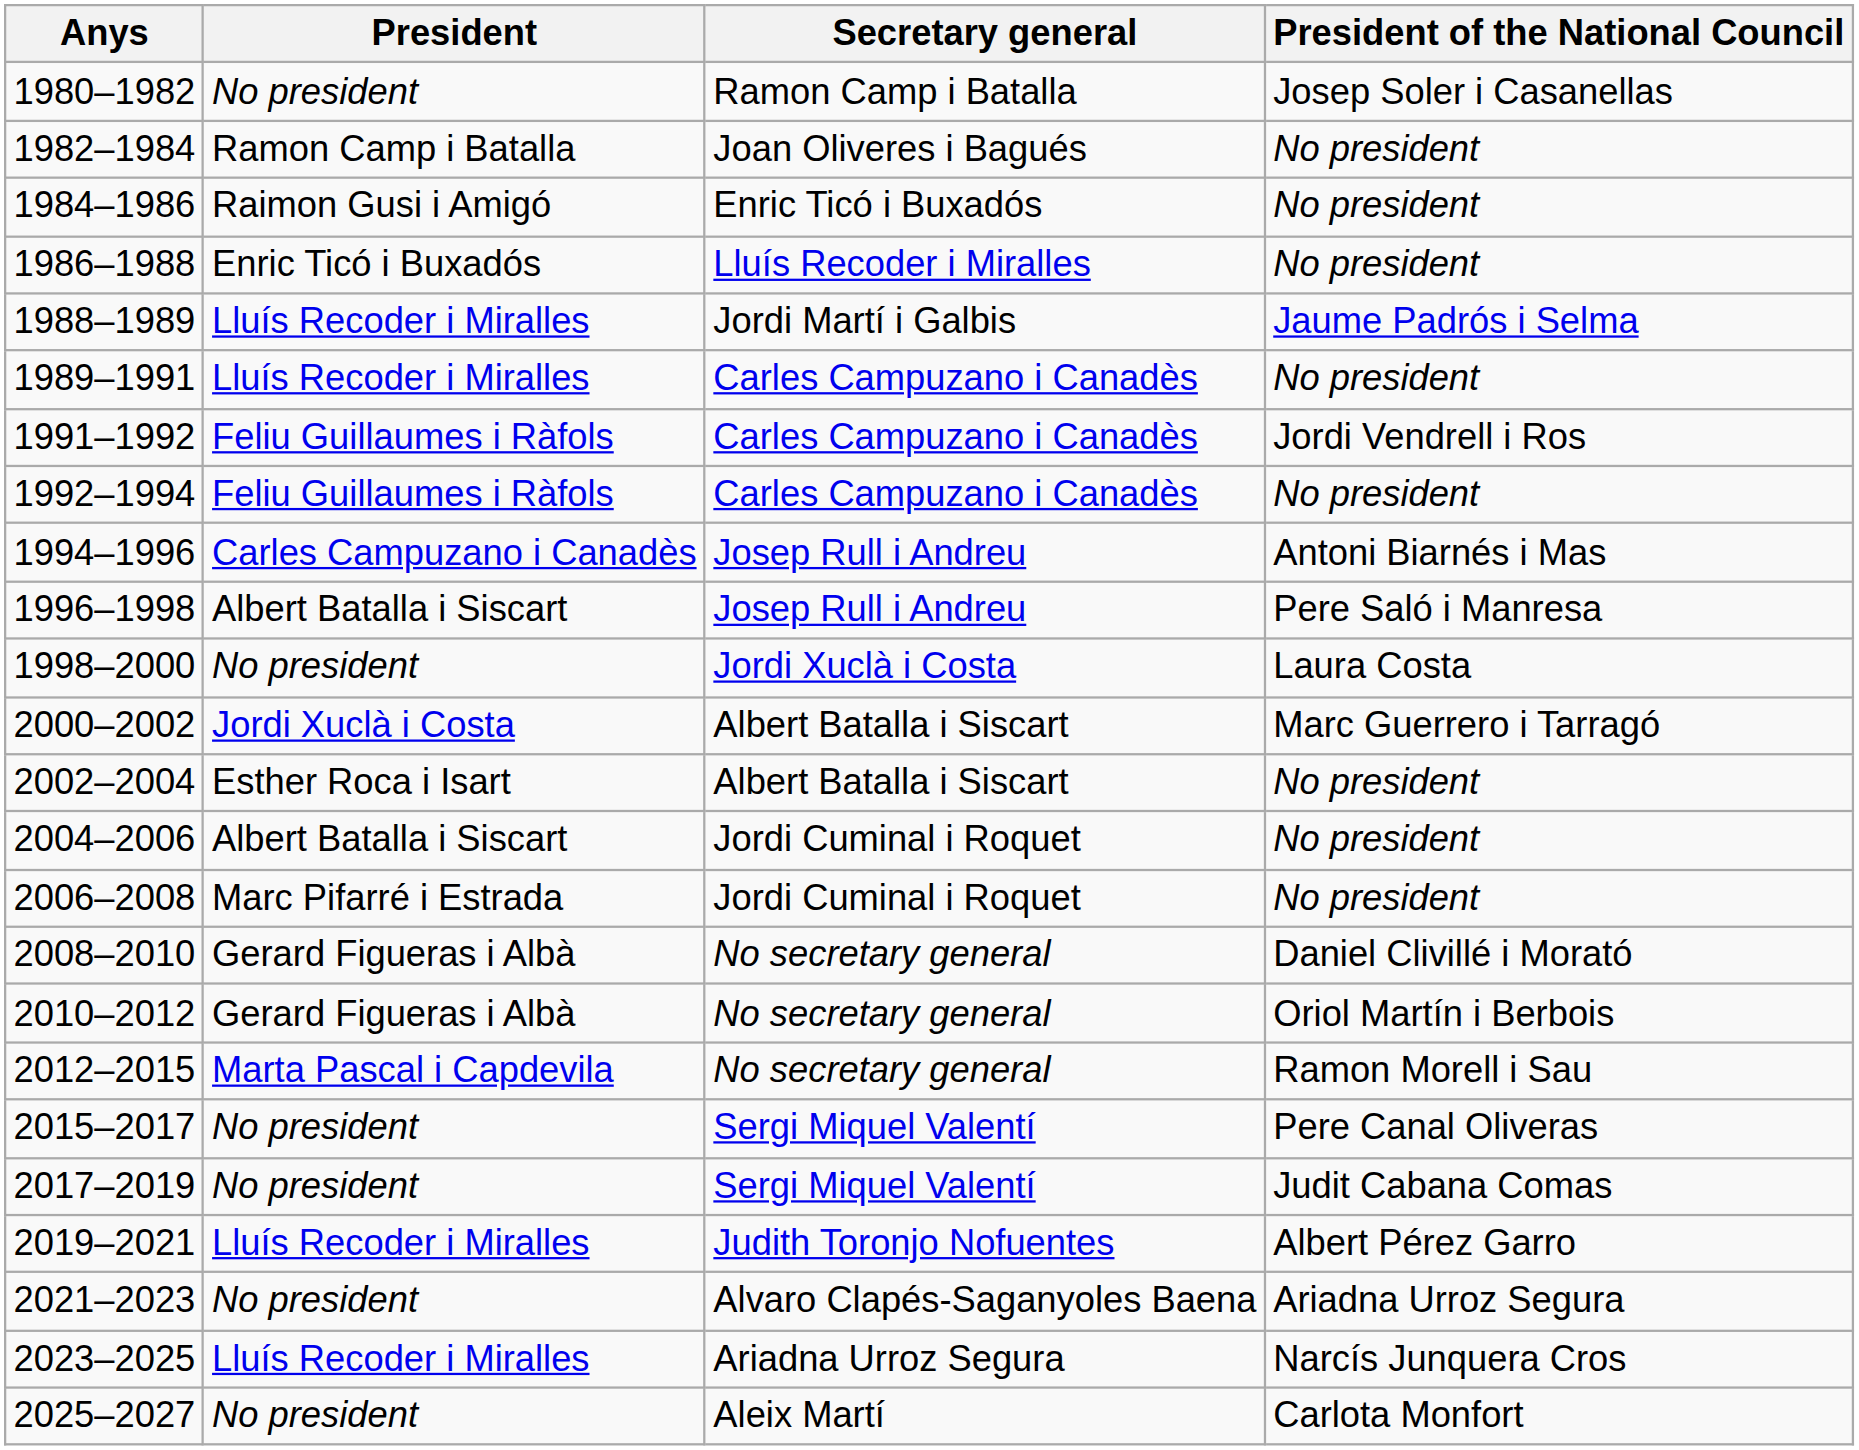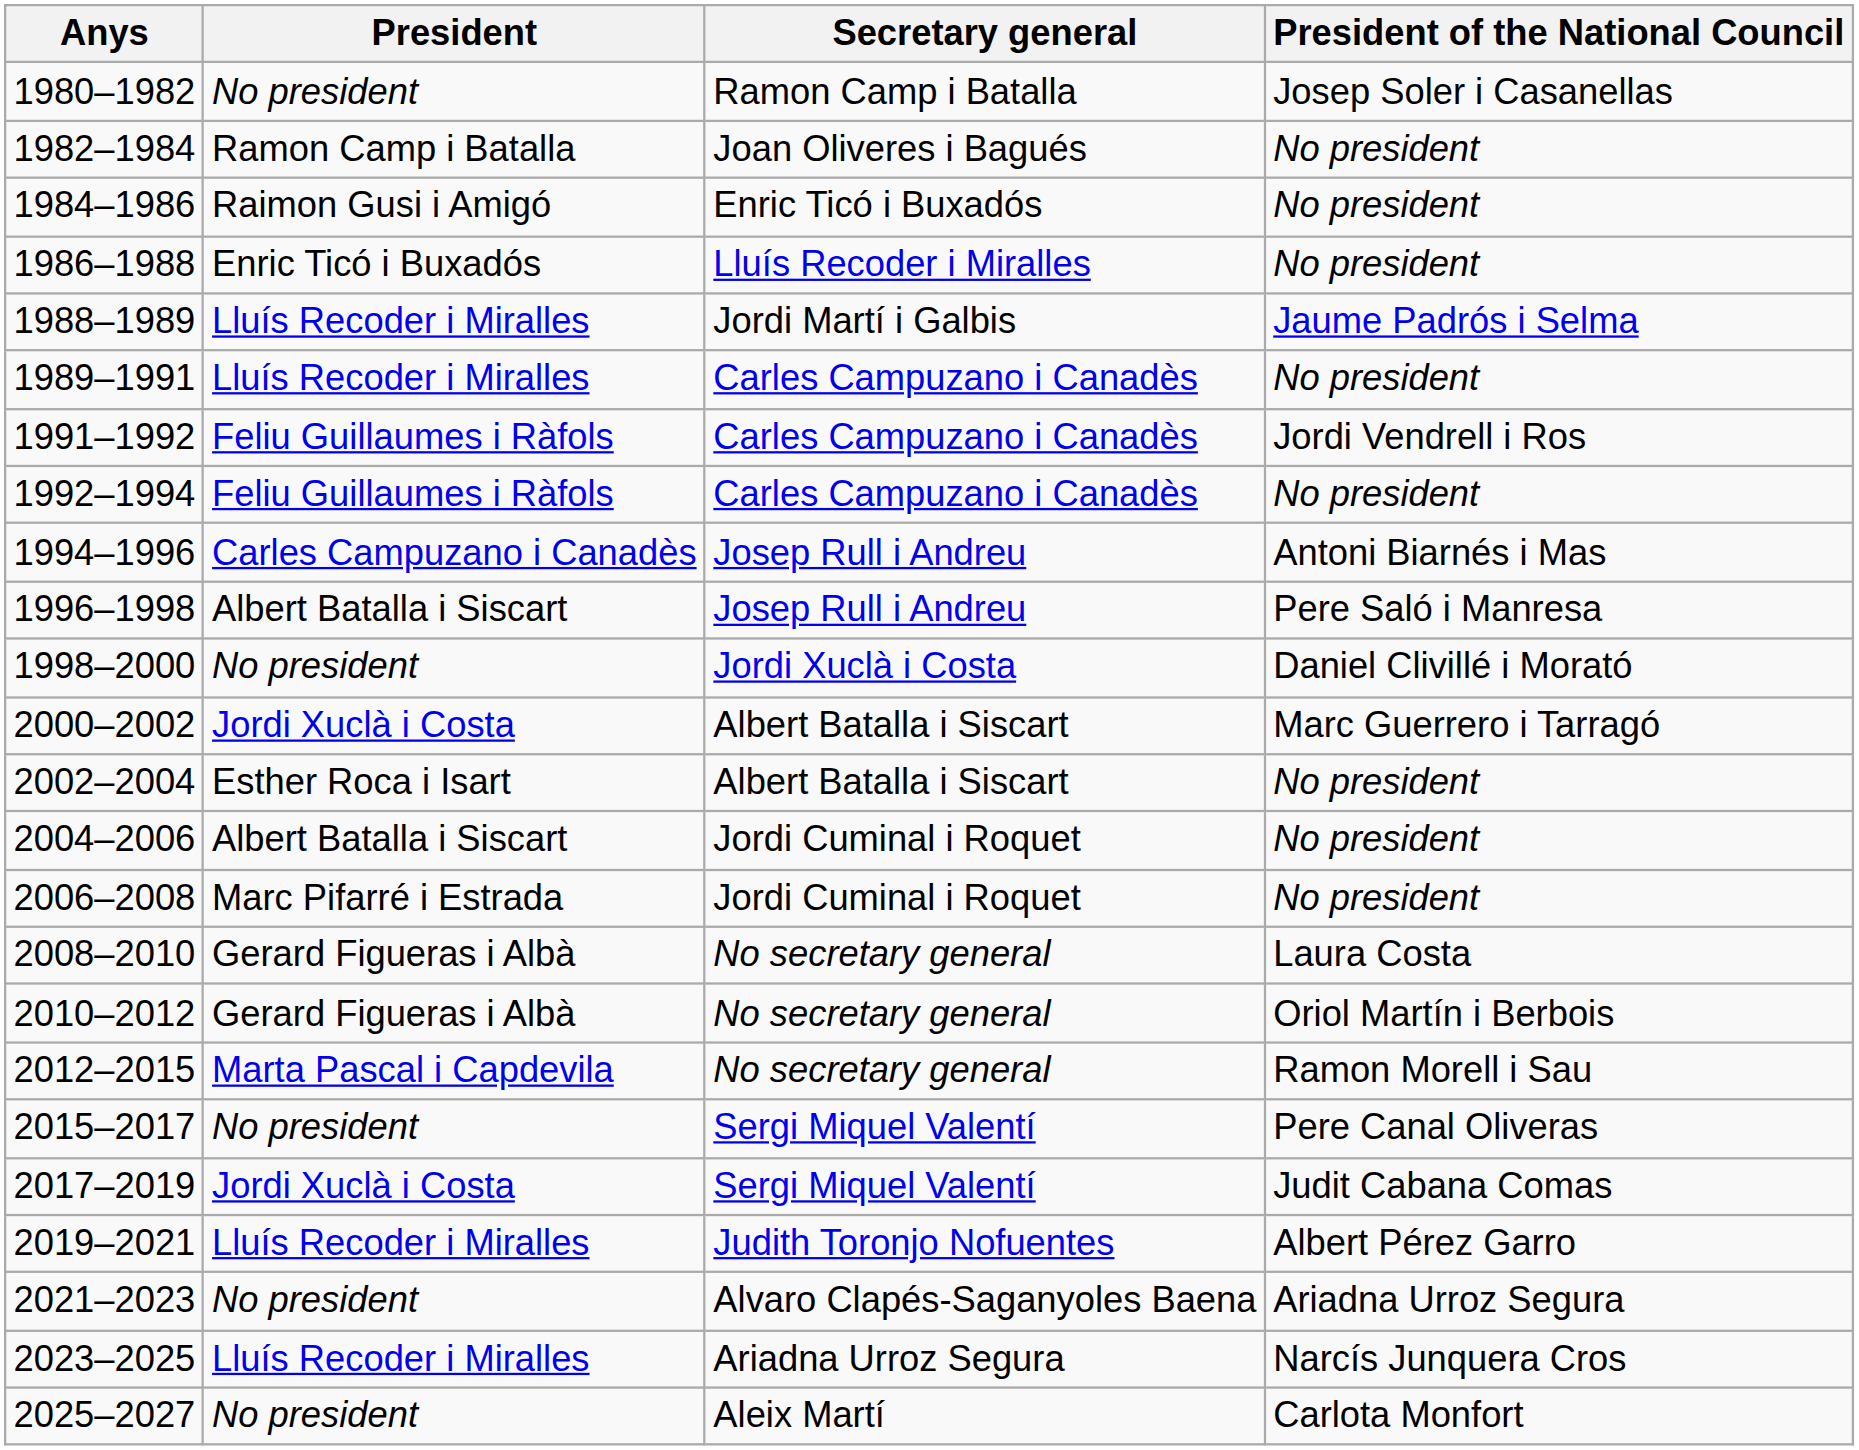(1372, 666) Laura Costa -> (1453, 666) Daniel Clivillé i Morató
(1453, 954) Daniel Clivillé i Morató -> (1372, 954) Laura Costa
(315, 1185) No president -> (363, 1185) Jordi Xuclà i Costa
